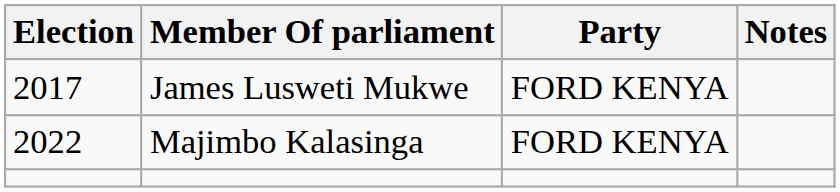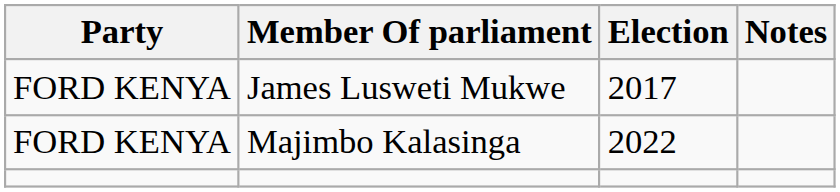columns swapped: (74, 31) <-> (620, 31)
